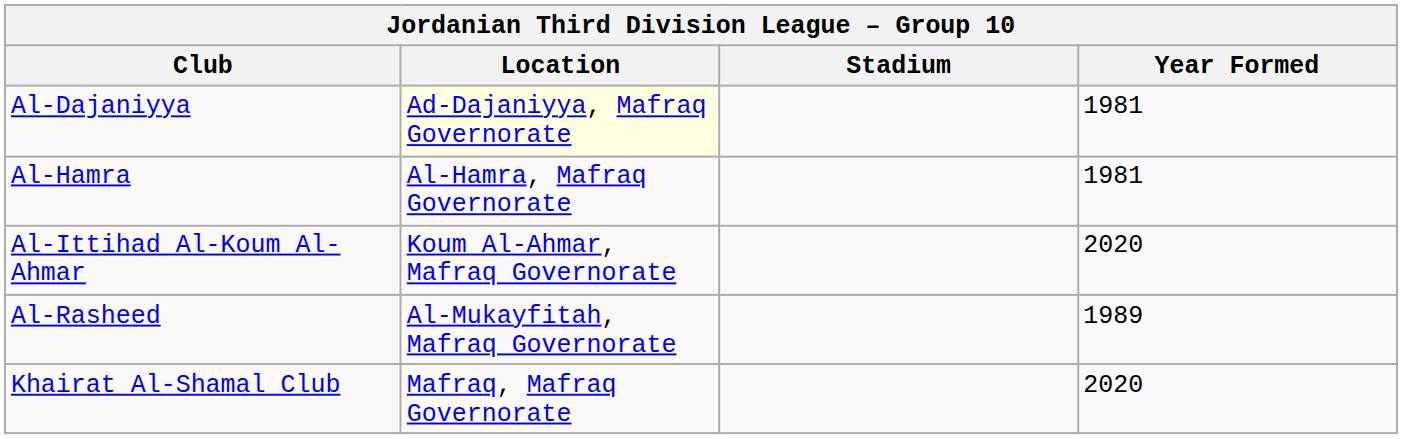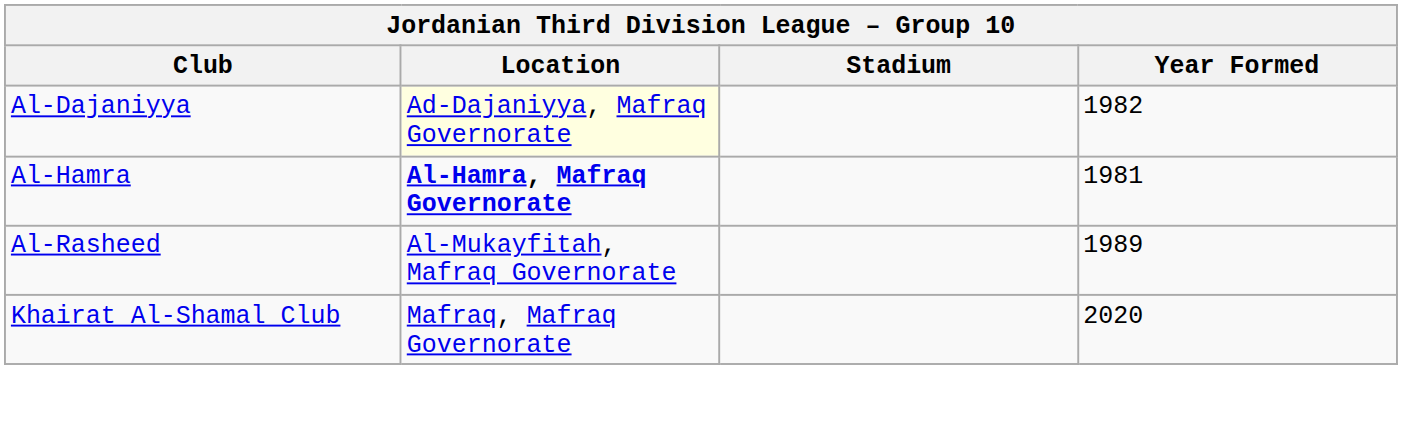(1113, 107) 1981 -> (1113, 107) 1982
(527, 191) normal -> (527, 191) bold
- row: (176, 260)
